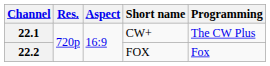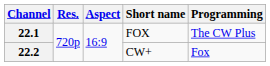(139, 33) CW+ -> (138, 33) FOX
(138, 52) FOX -> (139, 52) CW+
